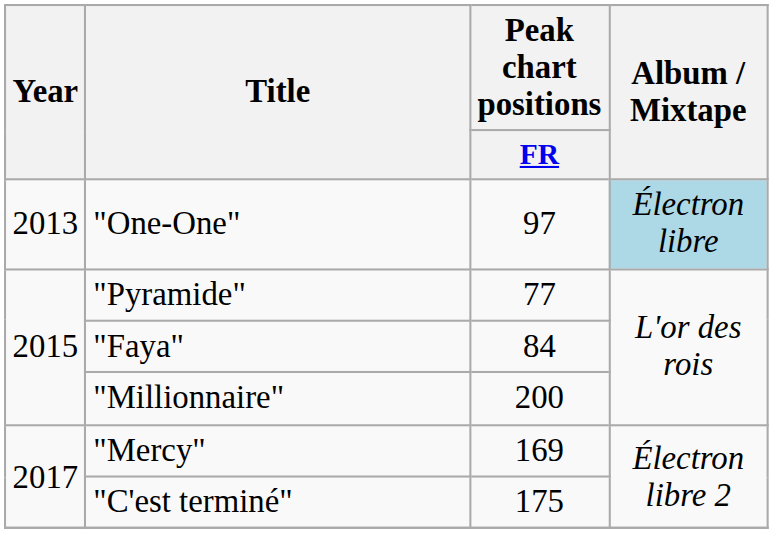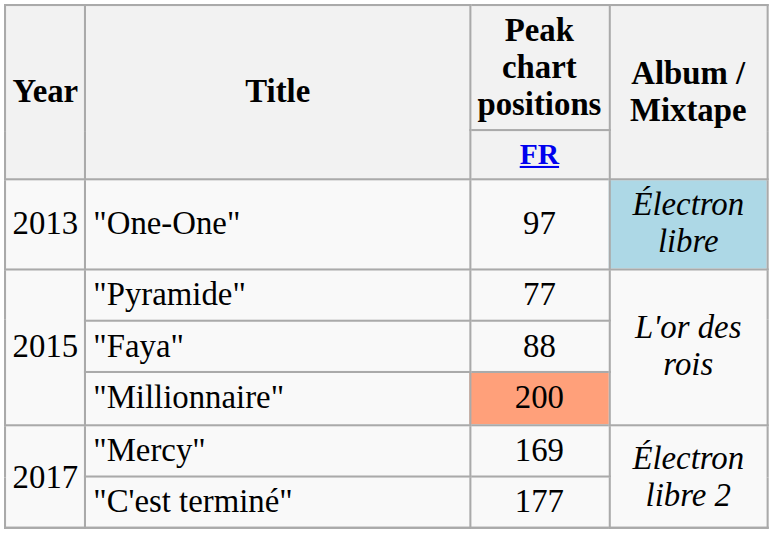(539, 345) 84 -> (539, 345) 88
(539, 397) no background -> (539, 397) lightsalmon background
(539, 502) 175 -> (539, 502) 177
